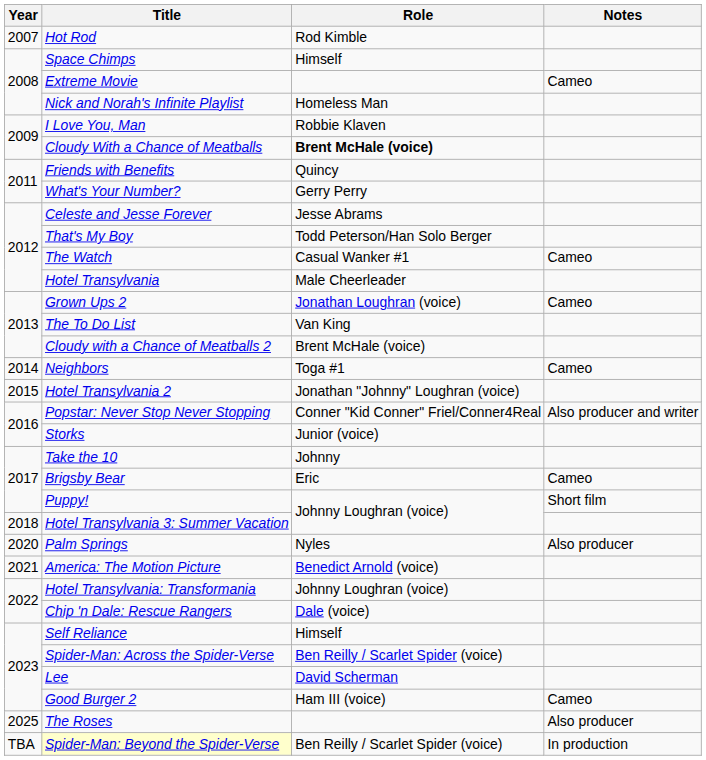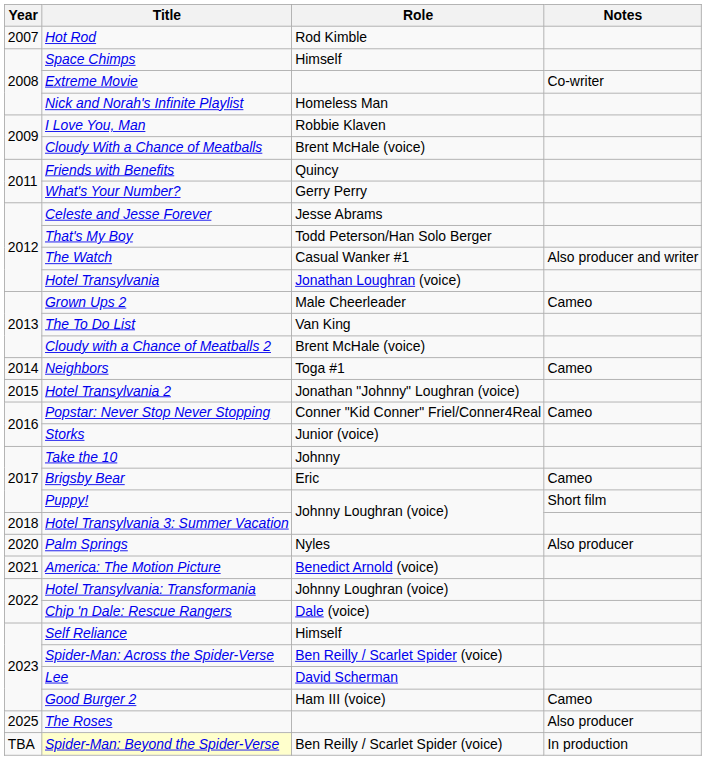(570, 81) Cameo -> (576, 81) Co-writer
(364, 147) bold -> (360, 147) normal
(570, 258) Cameo -> (623, 258) Also producer and writer
(350, 280) Male Cheerleader -> (378, 280) Jonathan Loughran (voice)
(378, 302) Jonathan Loughran (voice) -> (350, 302) Male Cheerleader
(623, 412) Also producer and writer -> (570, 412) Cameo
